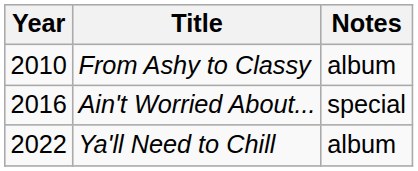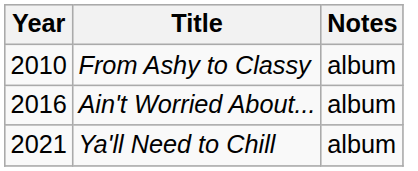(367, 104) special -> (362, 104) album
(39, 144) 2022 -> (39, 144) 2021
